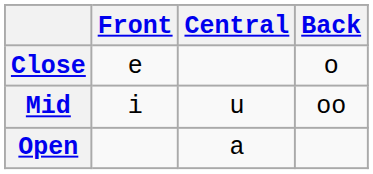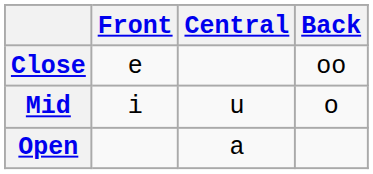(331, 66) o -> (331, 66) oo
(331, 107) oo -> (331, 107) o
